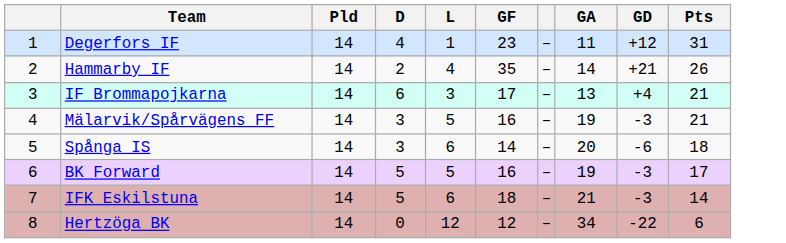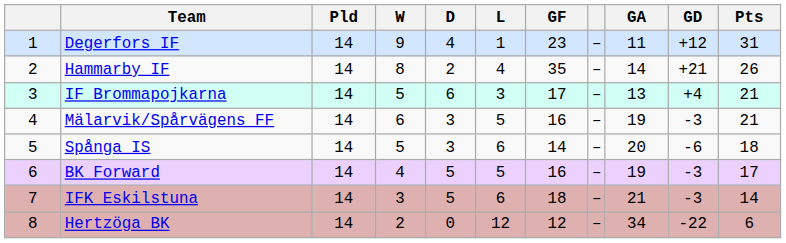+ column: (400, 18)
